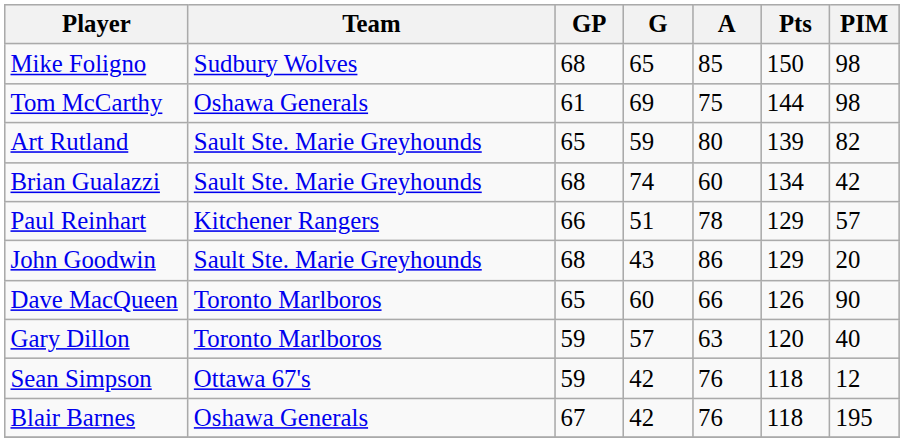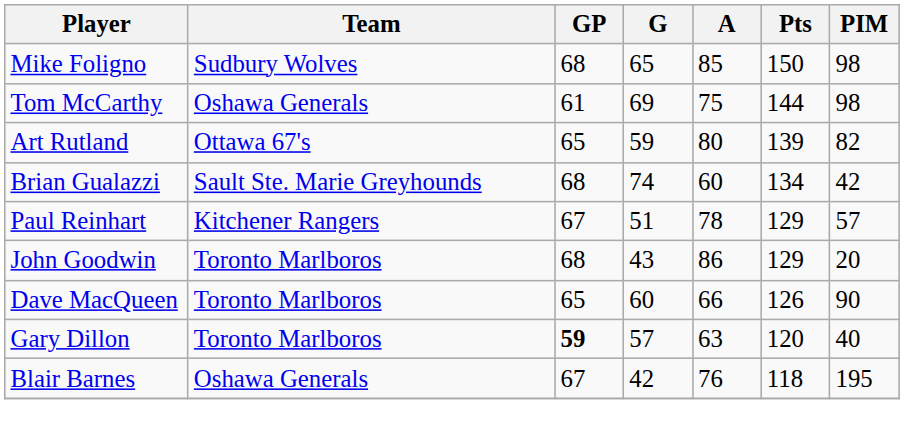(338, 142) Sault Ste. Marie Greyhounds -> (252, 142) Ottawa 67's
(573, 220) 66 -> (573, 220) 67
(338, 260) Sault Ste. Marie Greyhounds -> (288, 260) Toronto Marlboros
(573, 338) normal -> (573, 338) bold
- row: (81, 378)
